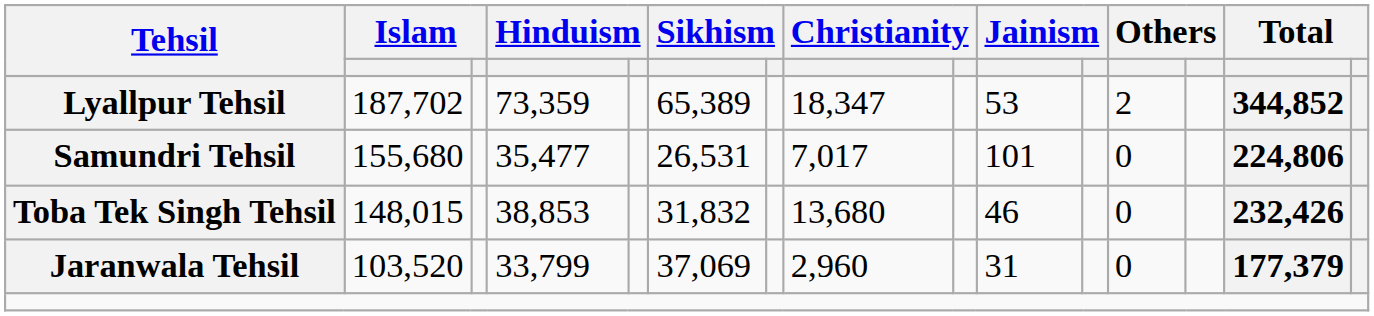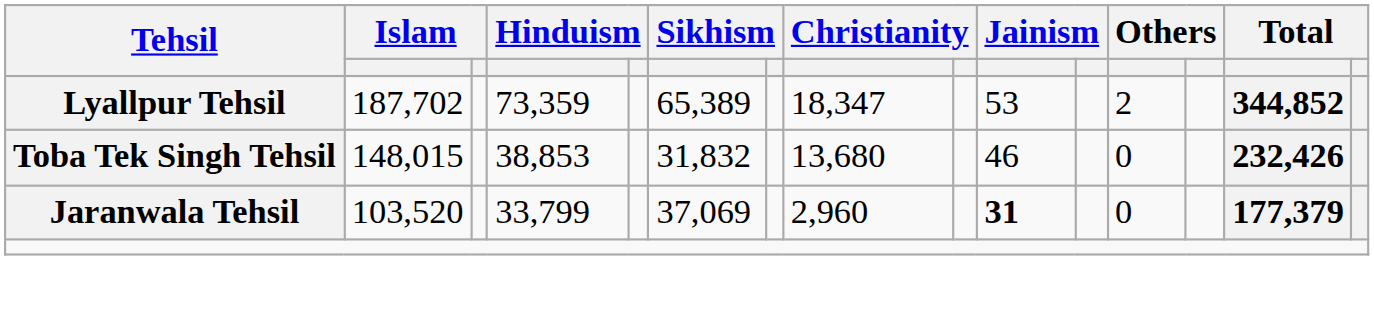- row: (174, 156)
(1002, 265) normal -> (1002, 211) bold
